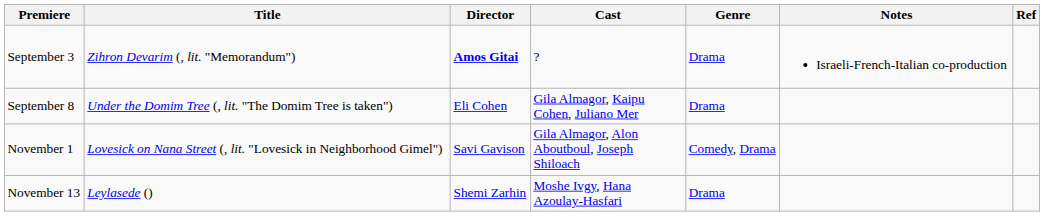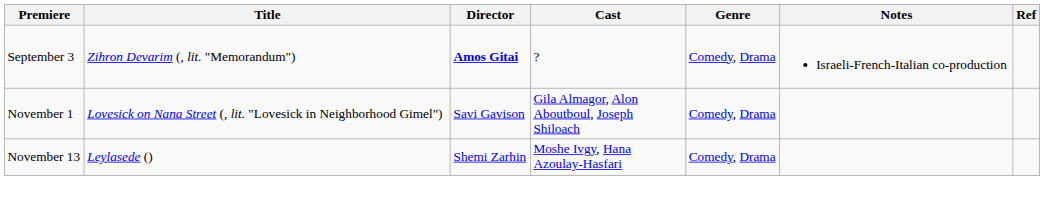(707, 56) Drama -> (732, 56) Comedy, Drama
- row: (41, 106)
(707, 193) Drama -> (732, 157) Comedy, Drama
